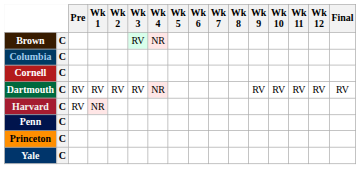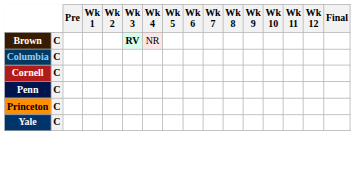(138, 41) normal -> (132, 41) bold
- row: (30, 90)
- row: (30, 106)
